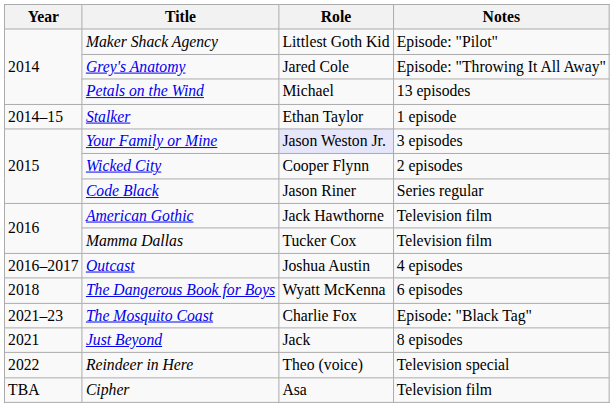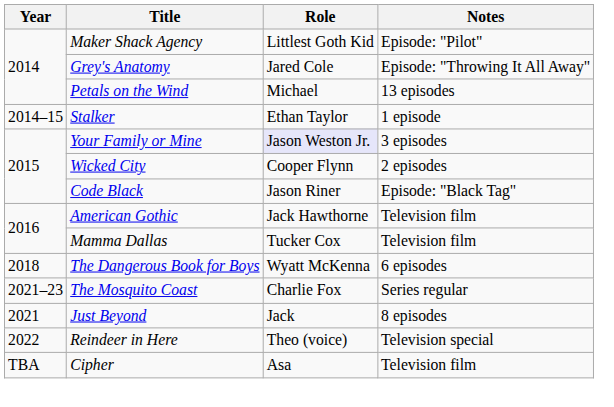(440, 191) Series regular -> (449, 191) Episode: "Black Tag"
- row: (110, 265)
(464, 315) Episode: "Black Tag" -> (424, 290) Series regular
